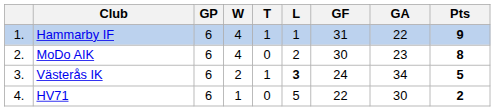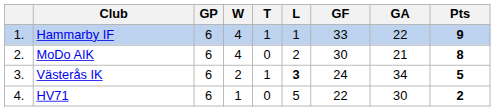(340, 34) 31 -> (340, 34) 33
(400, 55) 23 -> (400, 55) 21
